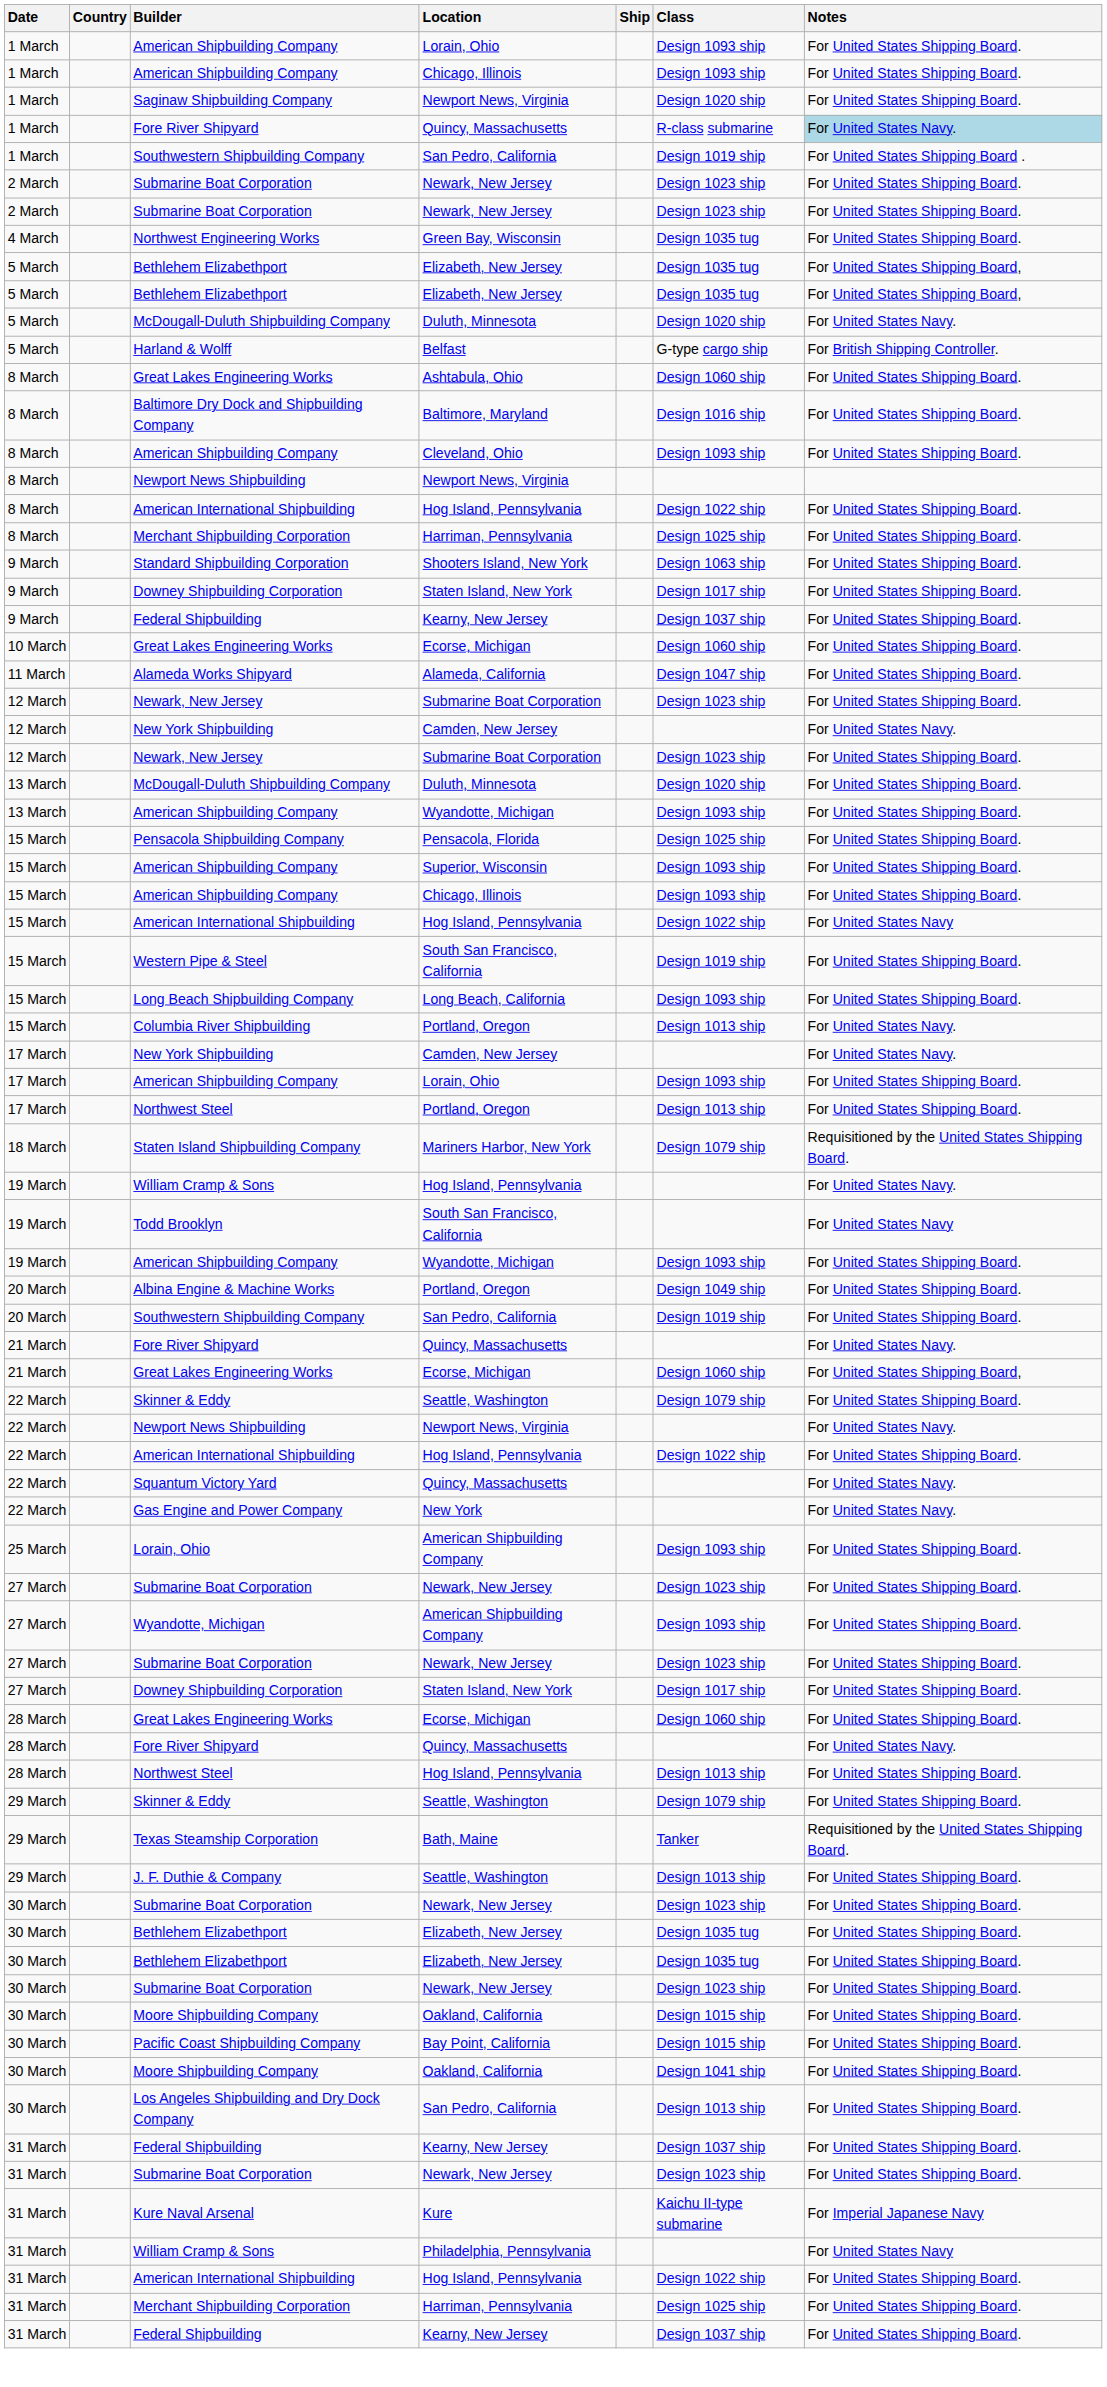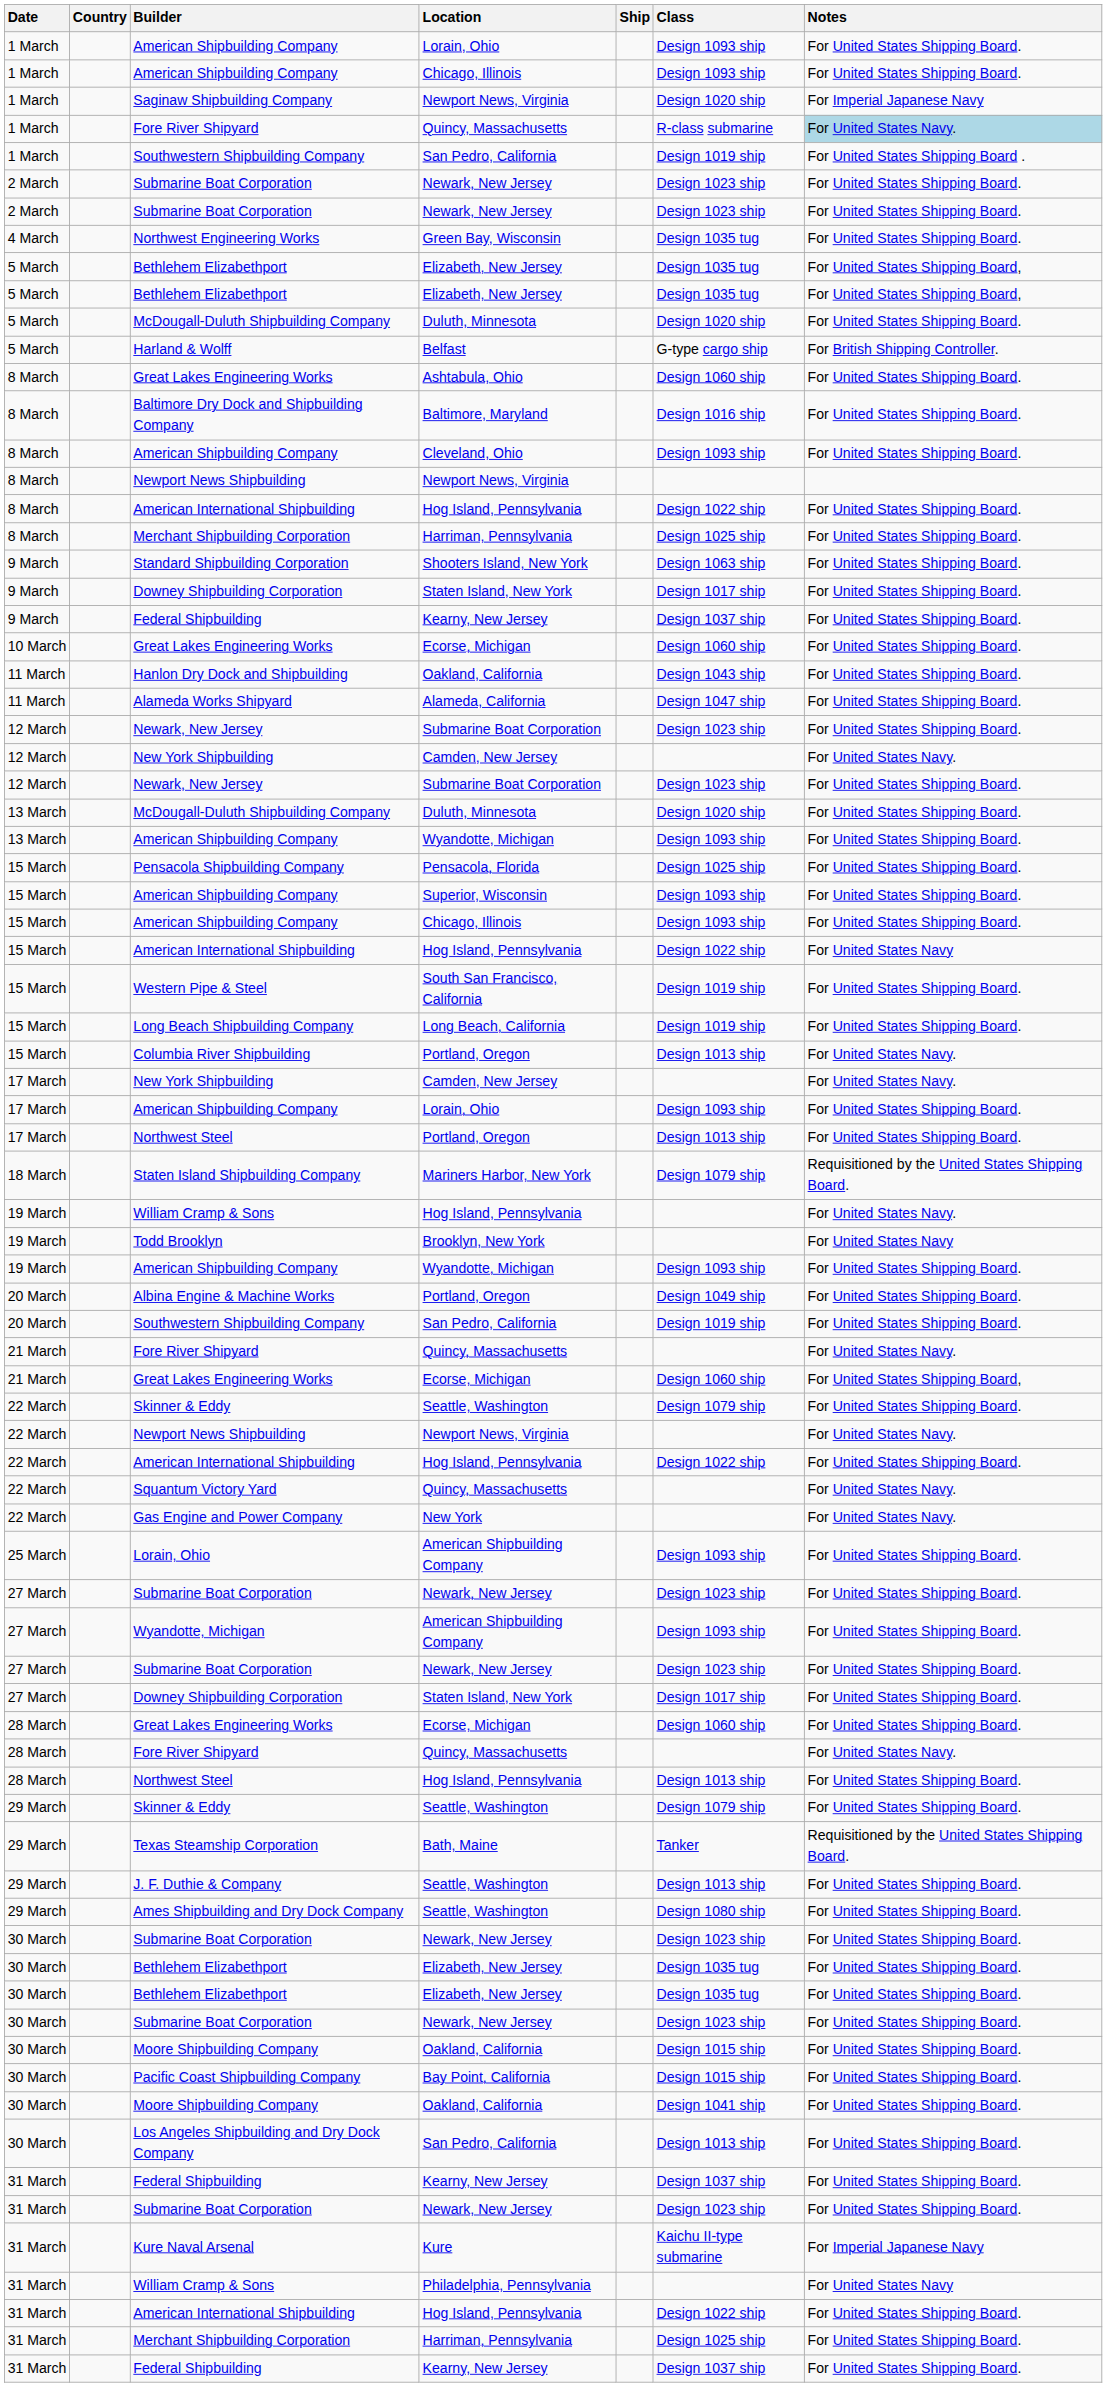(914, 101) For United States Shipping Board. -> (896, 101) For Imperial Japanese Navy
(882, 322) For United States Navy. -> (914, 322) For United States Shipping Board.
+ row: (37, 674)
(711, 999) Design 1093 ship -> (711, 1026) Design 1019 ship
(490, 1224) South San Francisco, California -> (484, 1241) Brooklyn, New York
+ row: (37, 1912)
